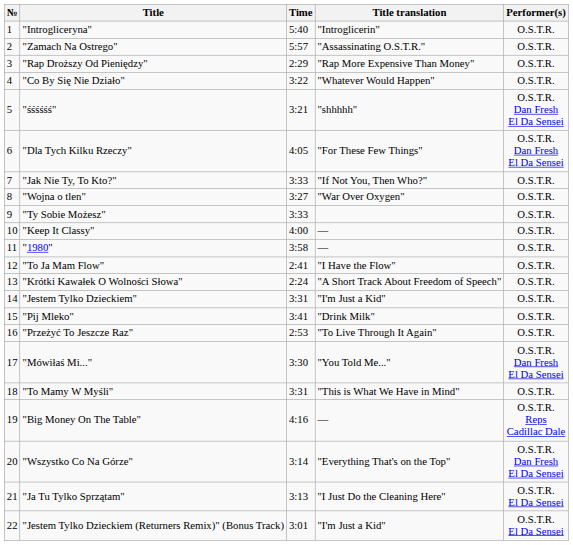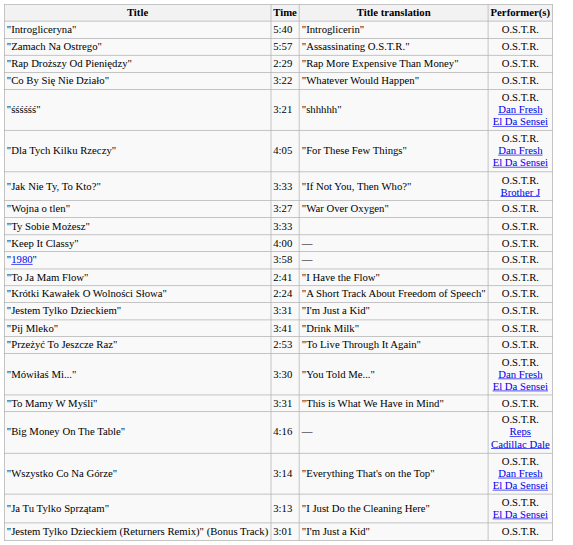- column: (12, 13)
(536, 180) O.S.T.R. -> (520, 186) O.S.T.R. Brother J
(536, 525) O.S.T.R. El Da Sensei -> (520, 531) O.S.T.R.
